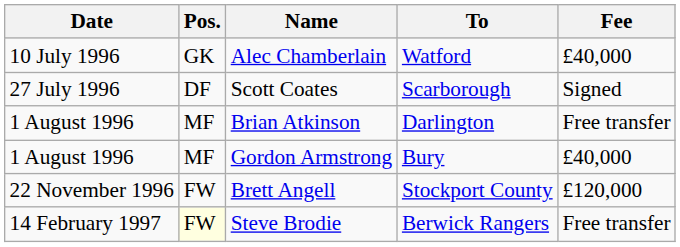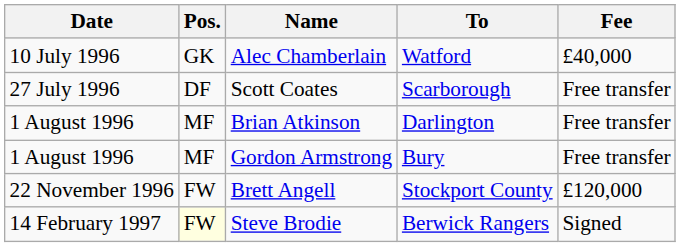(592, 88) Signed -> (617, 88) Free transfer
(597, 156) £40,000 -> (617, 156) Free transfer
(617, 223) Free transfer -> (592, 223) Signed
